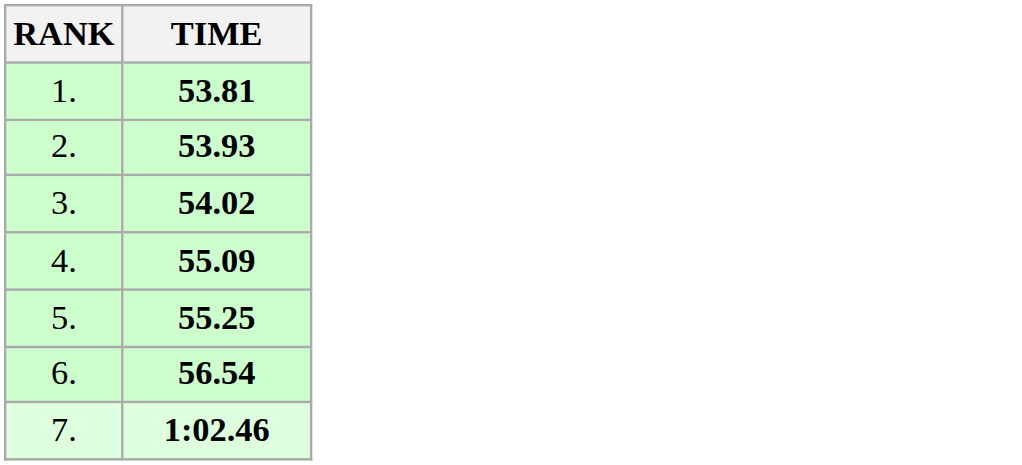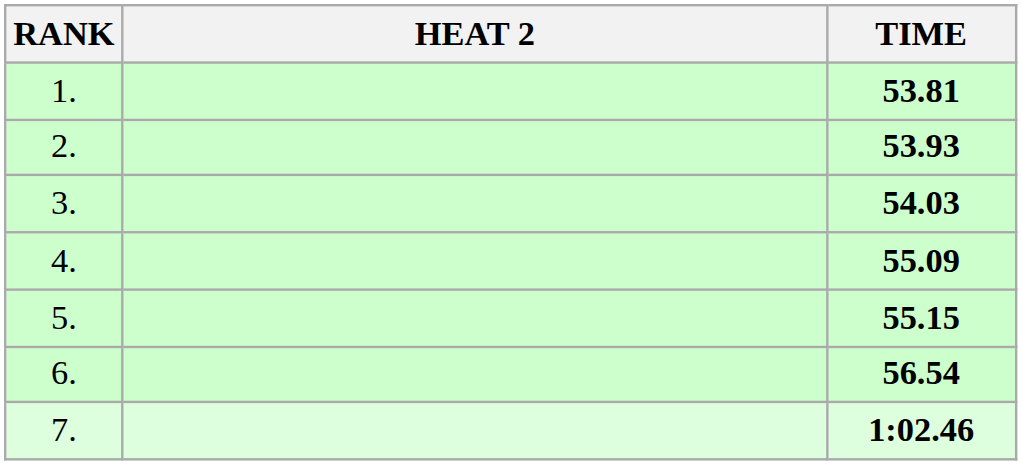+ column: (475, 33)
(217, 203) 54.02 -> (921, 203) 54.03
(217, 317) 55.25 -> (921, 317) 55.15
